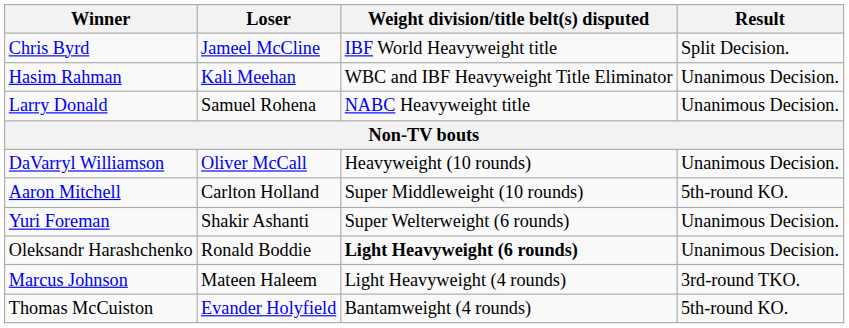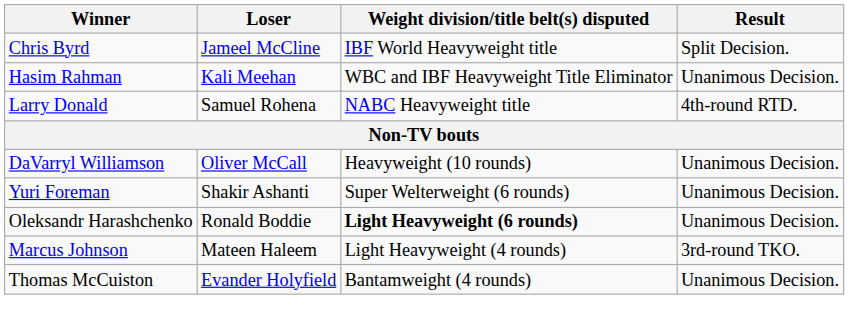(760, 105) Unanimous Decision. -> (739, 105) 4th-round RTD.
- row: (65, 192)
(735, 308) 5th-round KO. -> (760, 279) Unanimous Decision.
